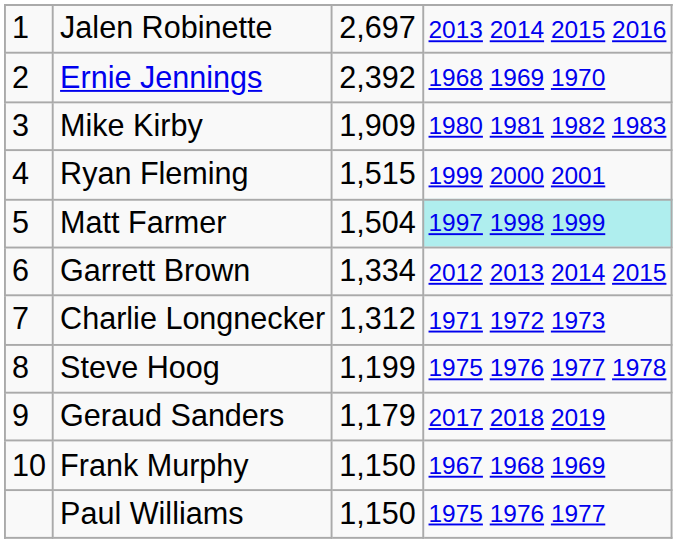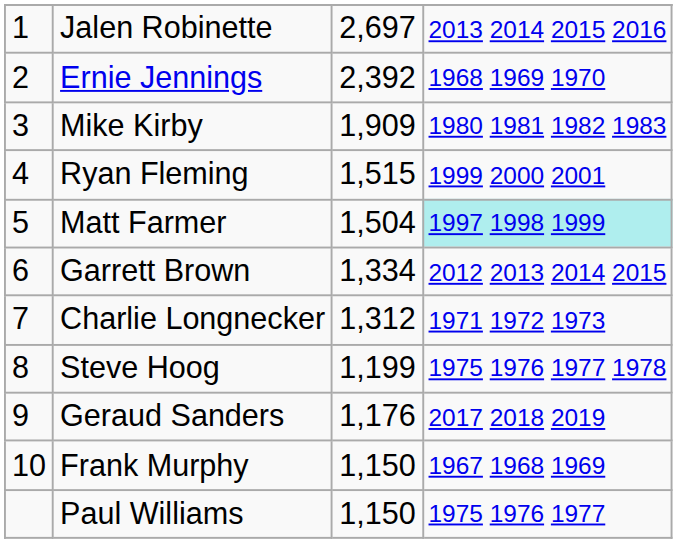(377, 416) 1,179 -> (377, 416) 1,176
